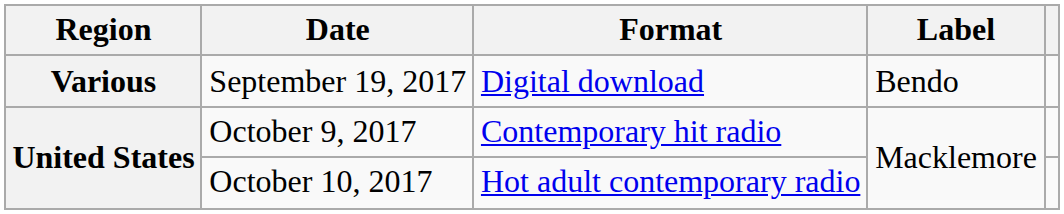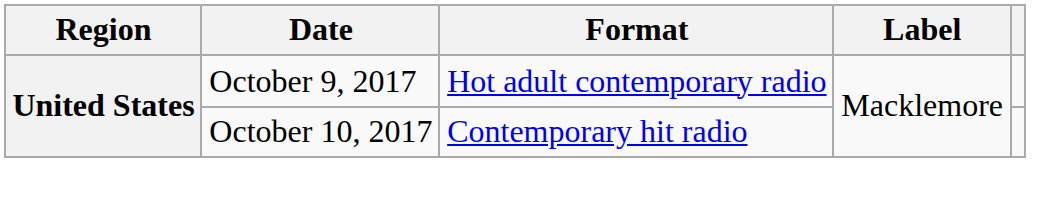- row: (338, 80)
(631, 131) Contemporary hit radio -> (637, 80) Hot adult contemporary radio
(671, 182) Hot adult contemporary radio -> (597, 131) Contemporary hit radio
